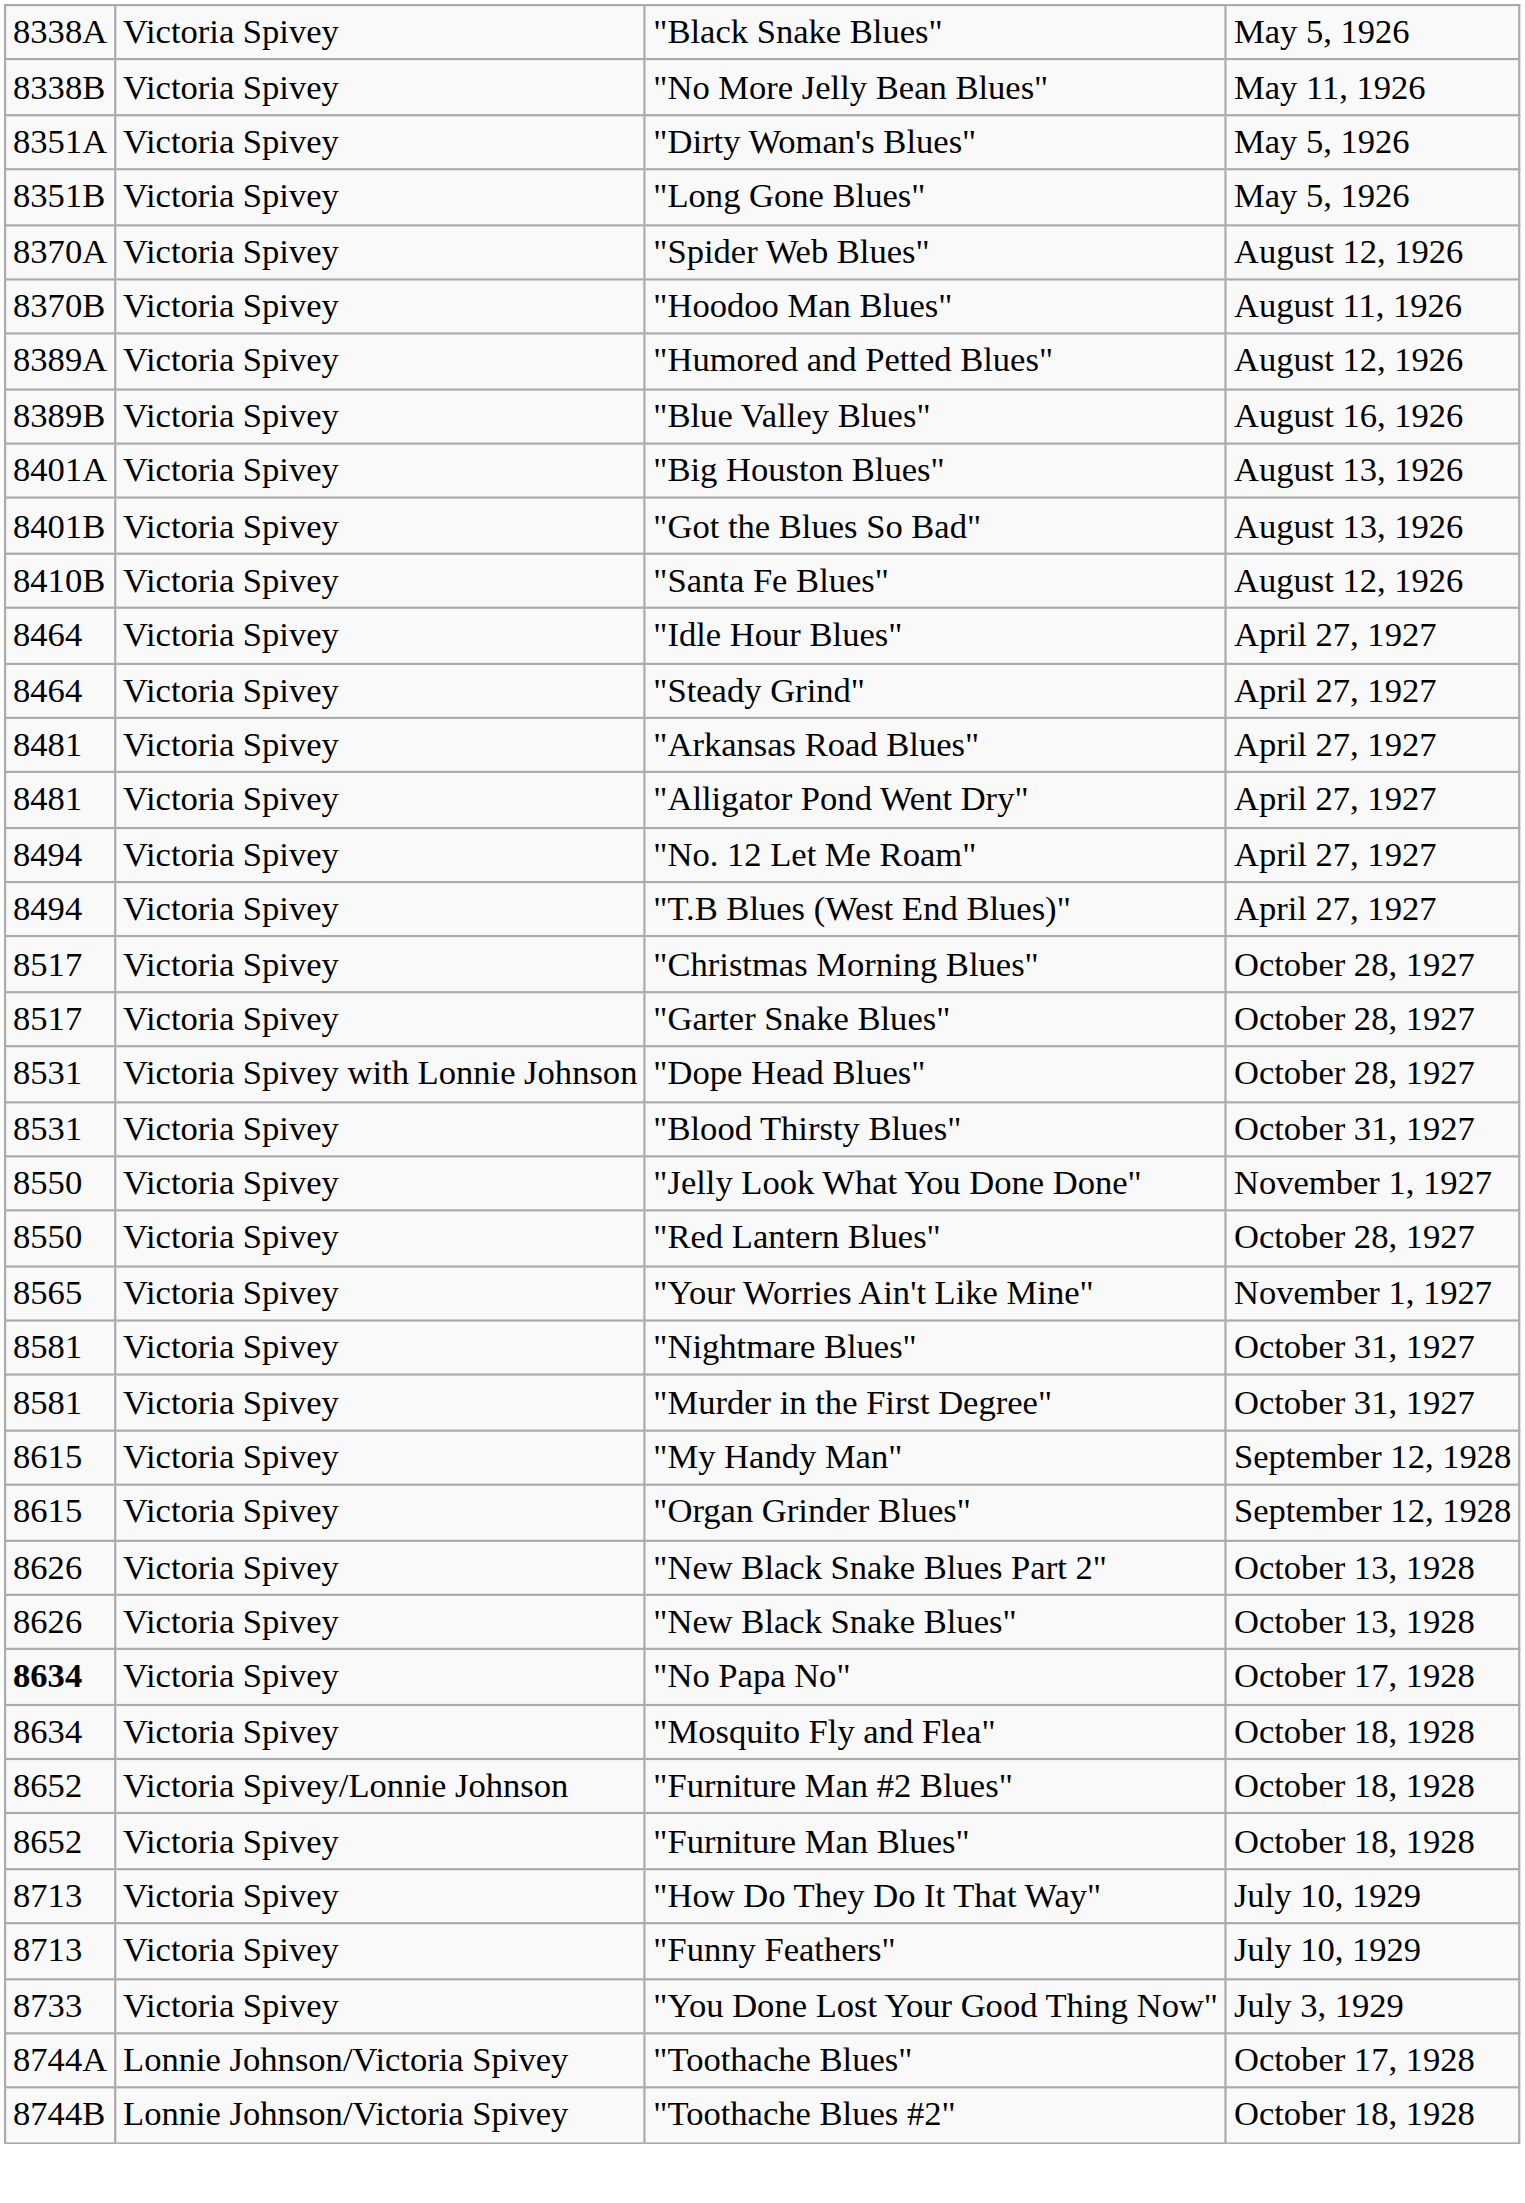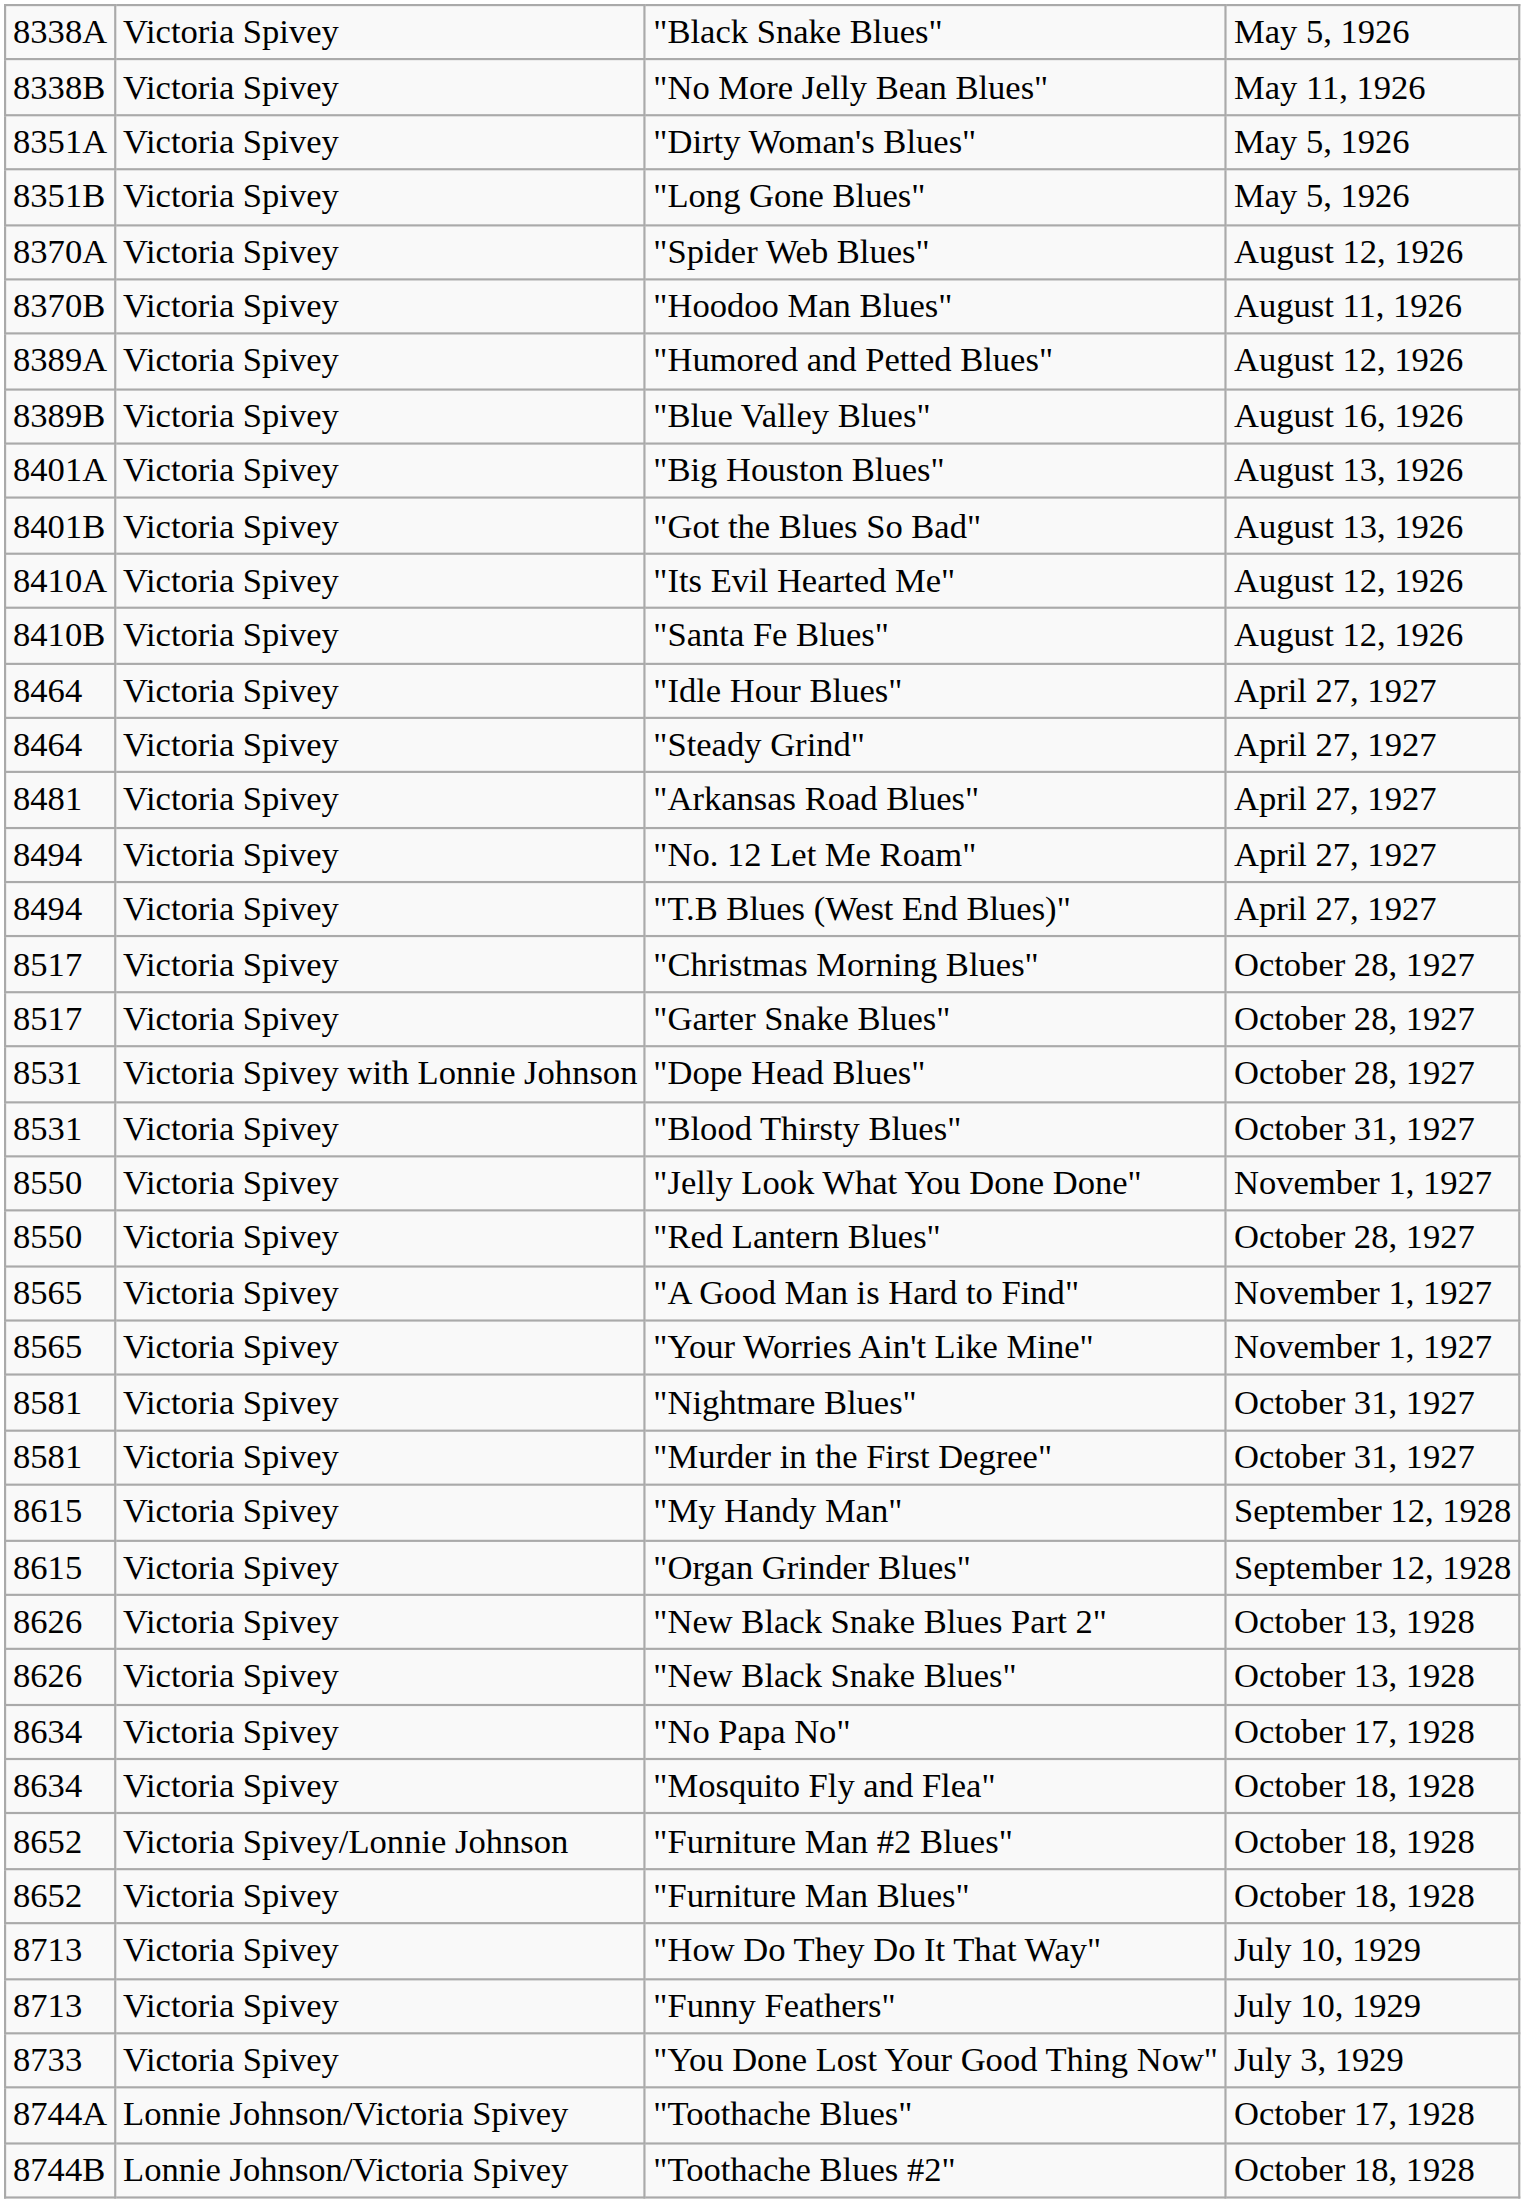+ row: (804, 580)
- row: (841, 799)
+ row: (866, 1292)
(48, 1676) bold -> (48, 1731) normal
